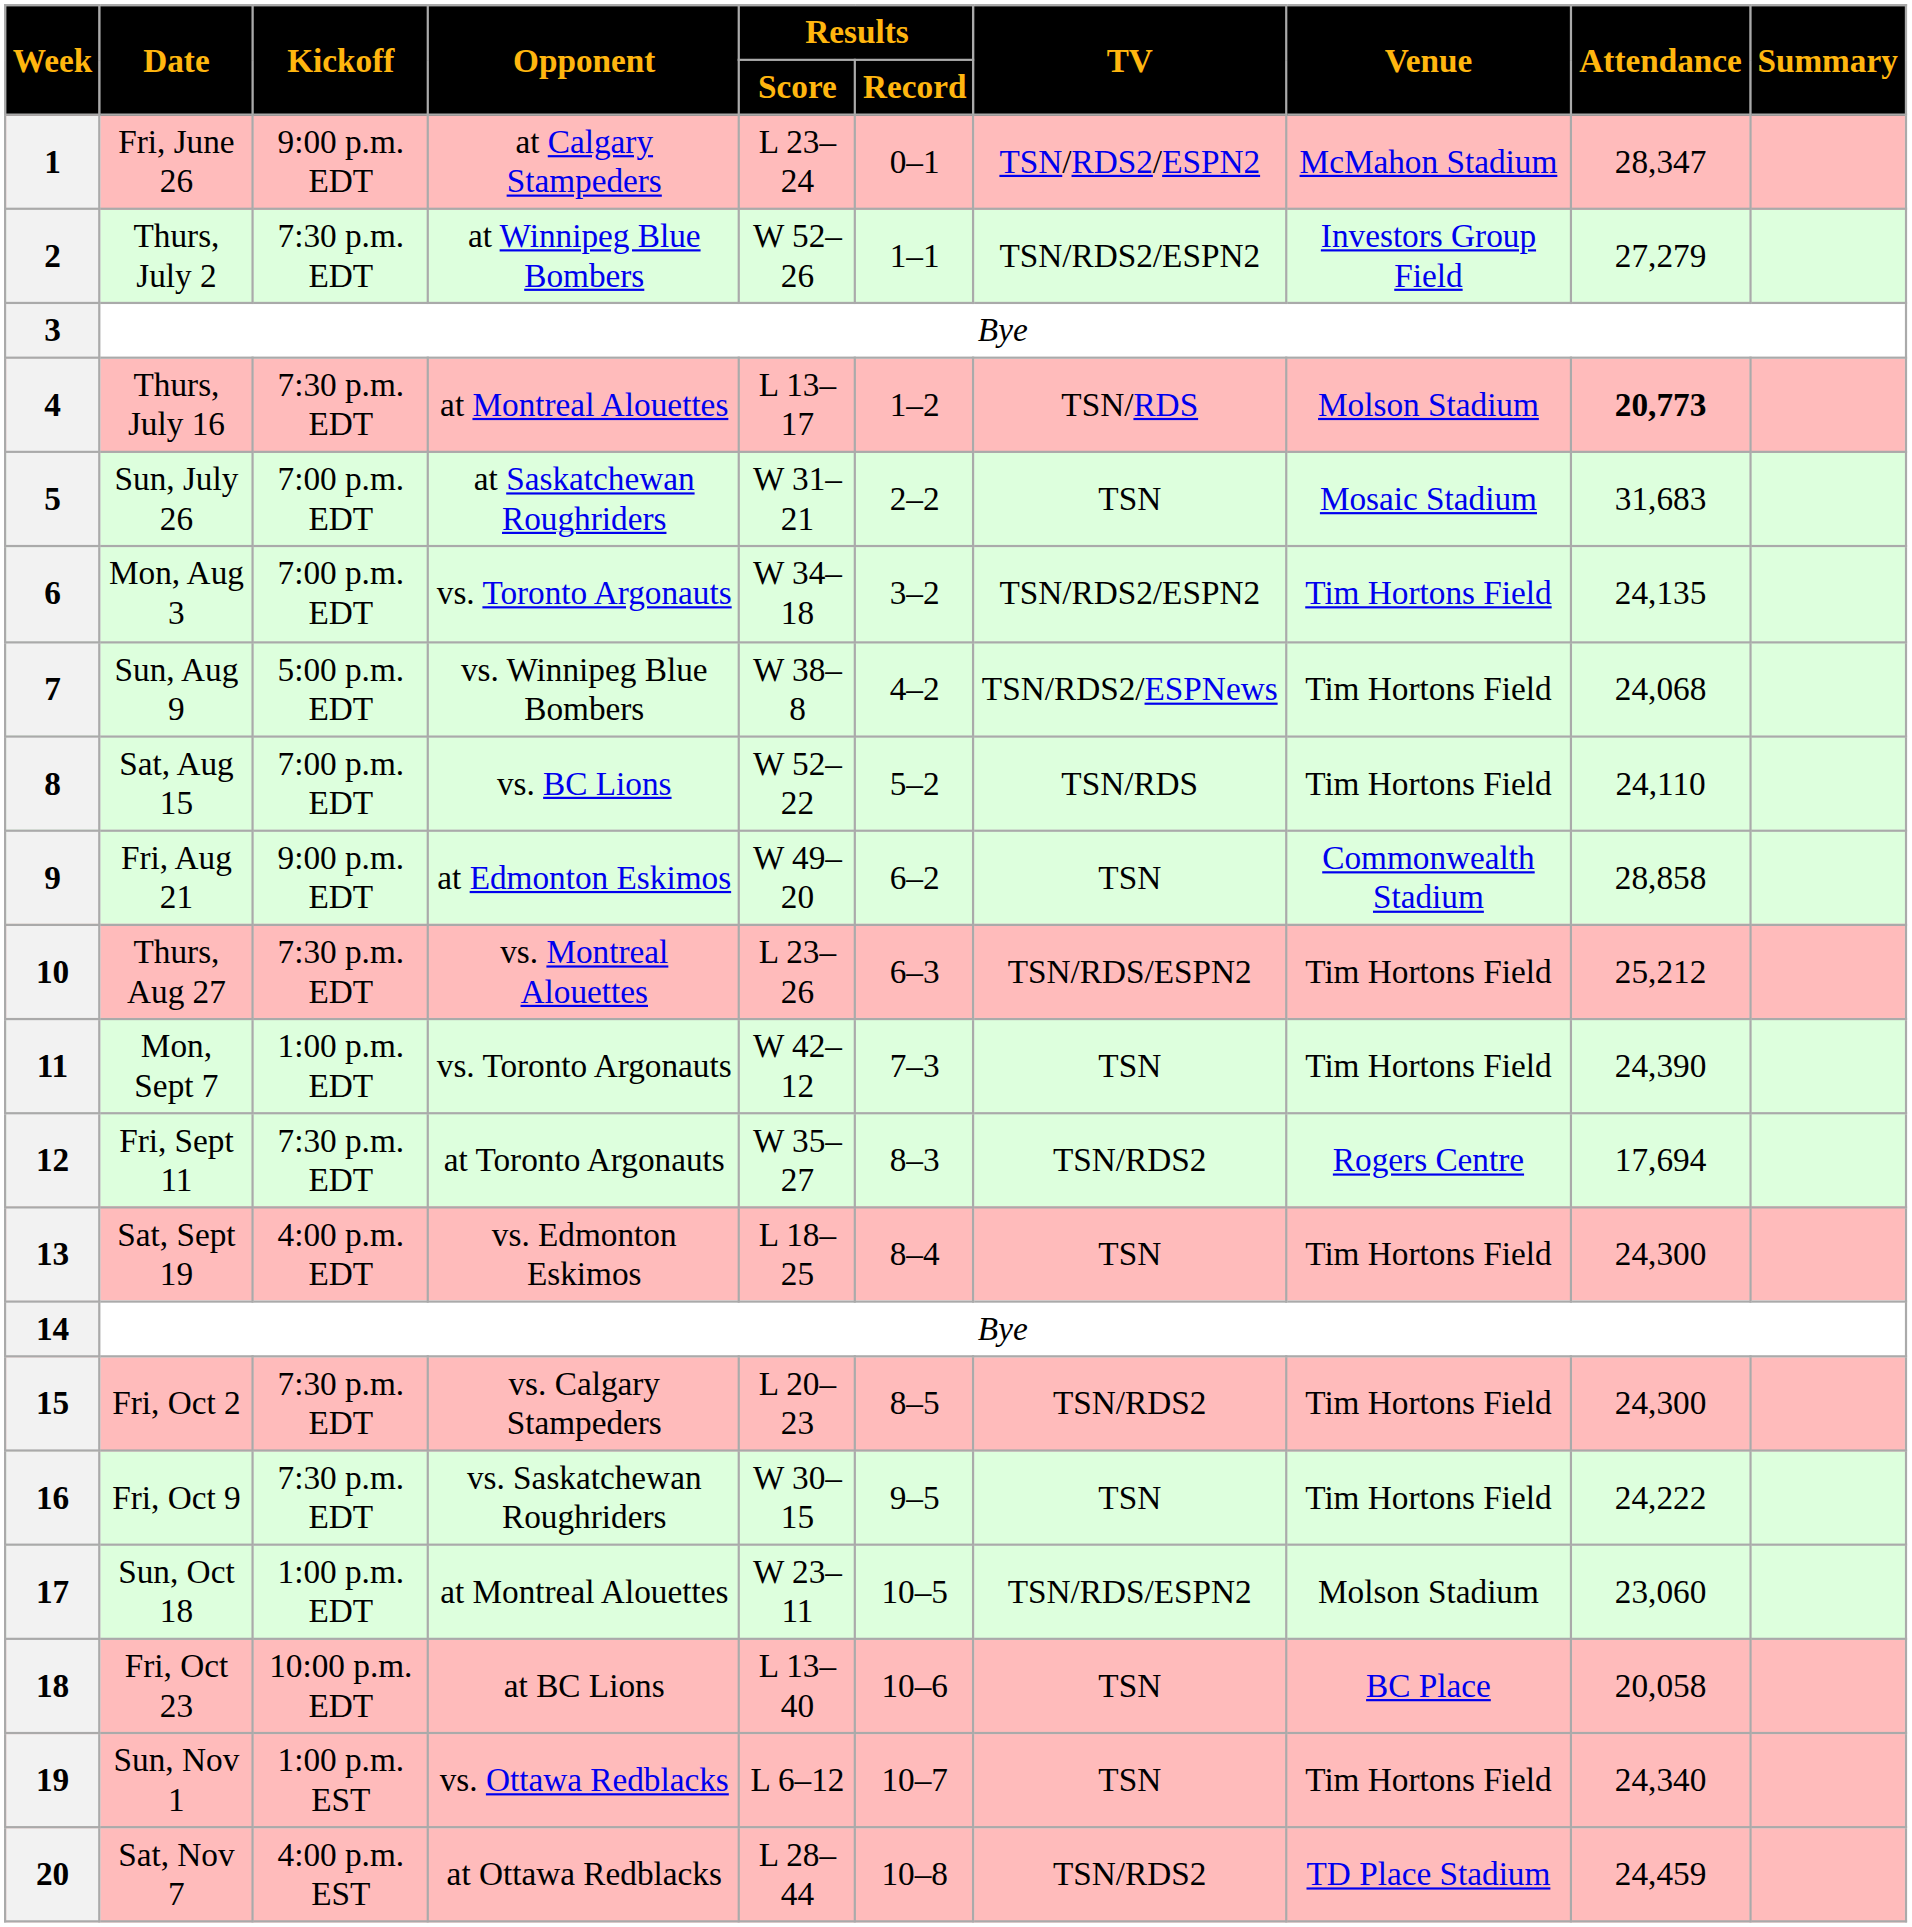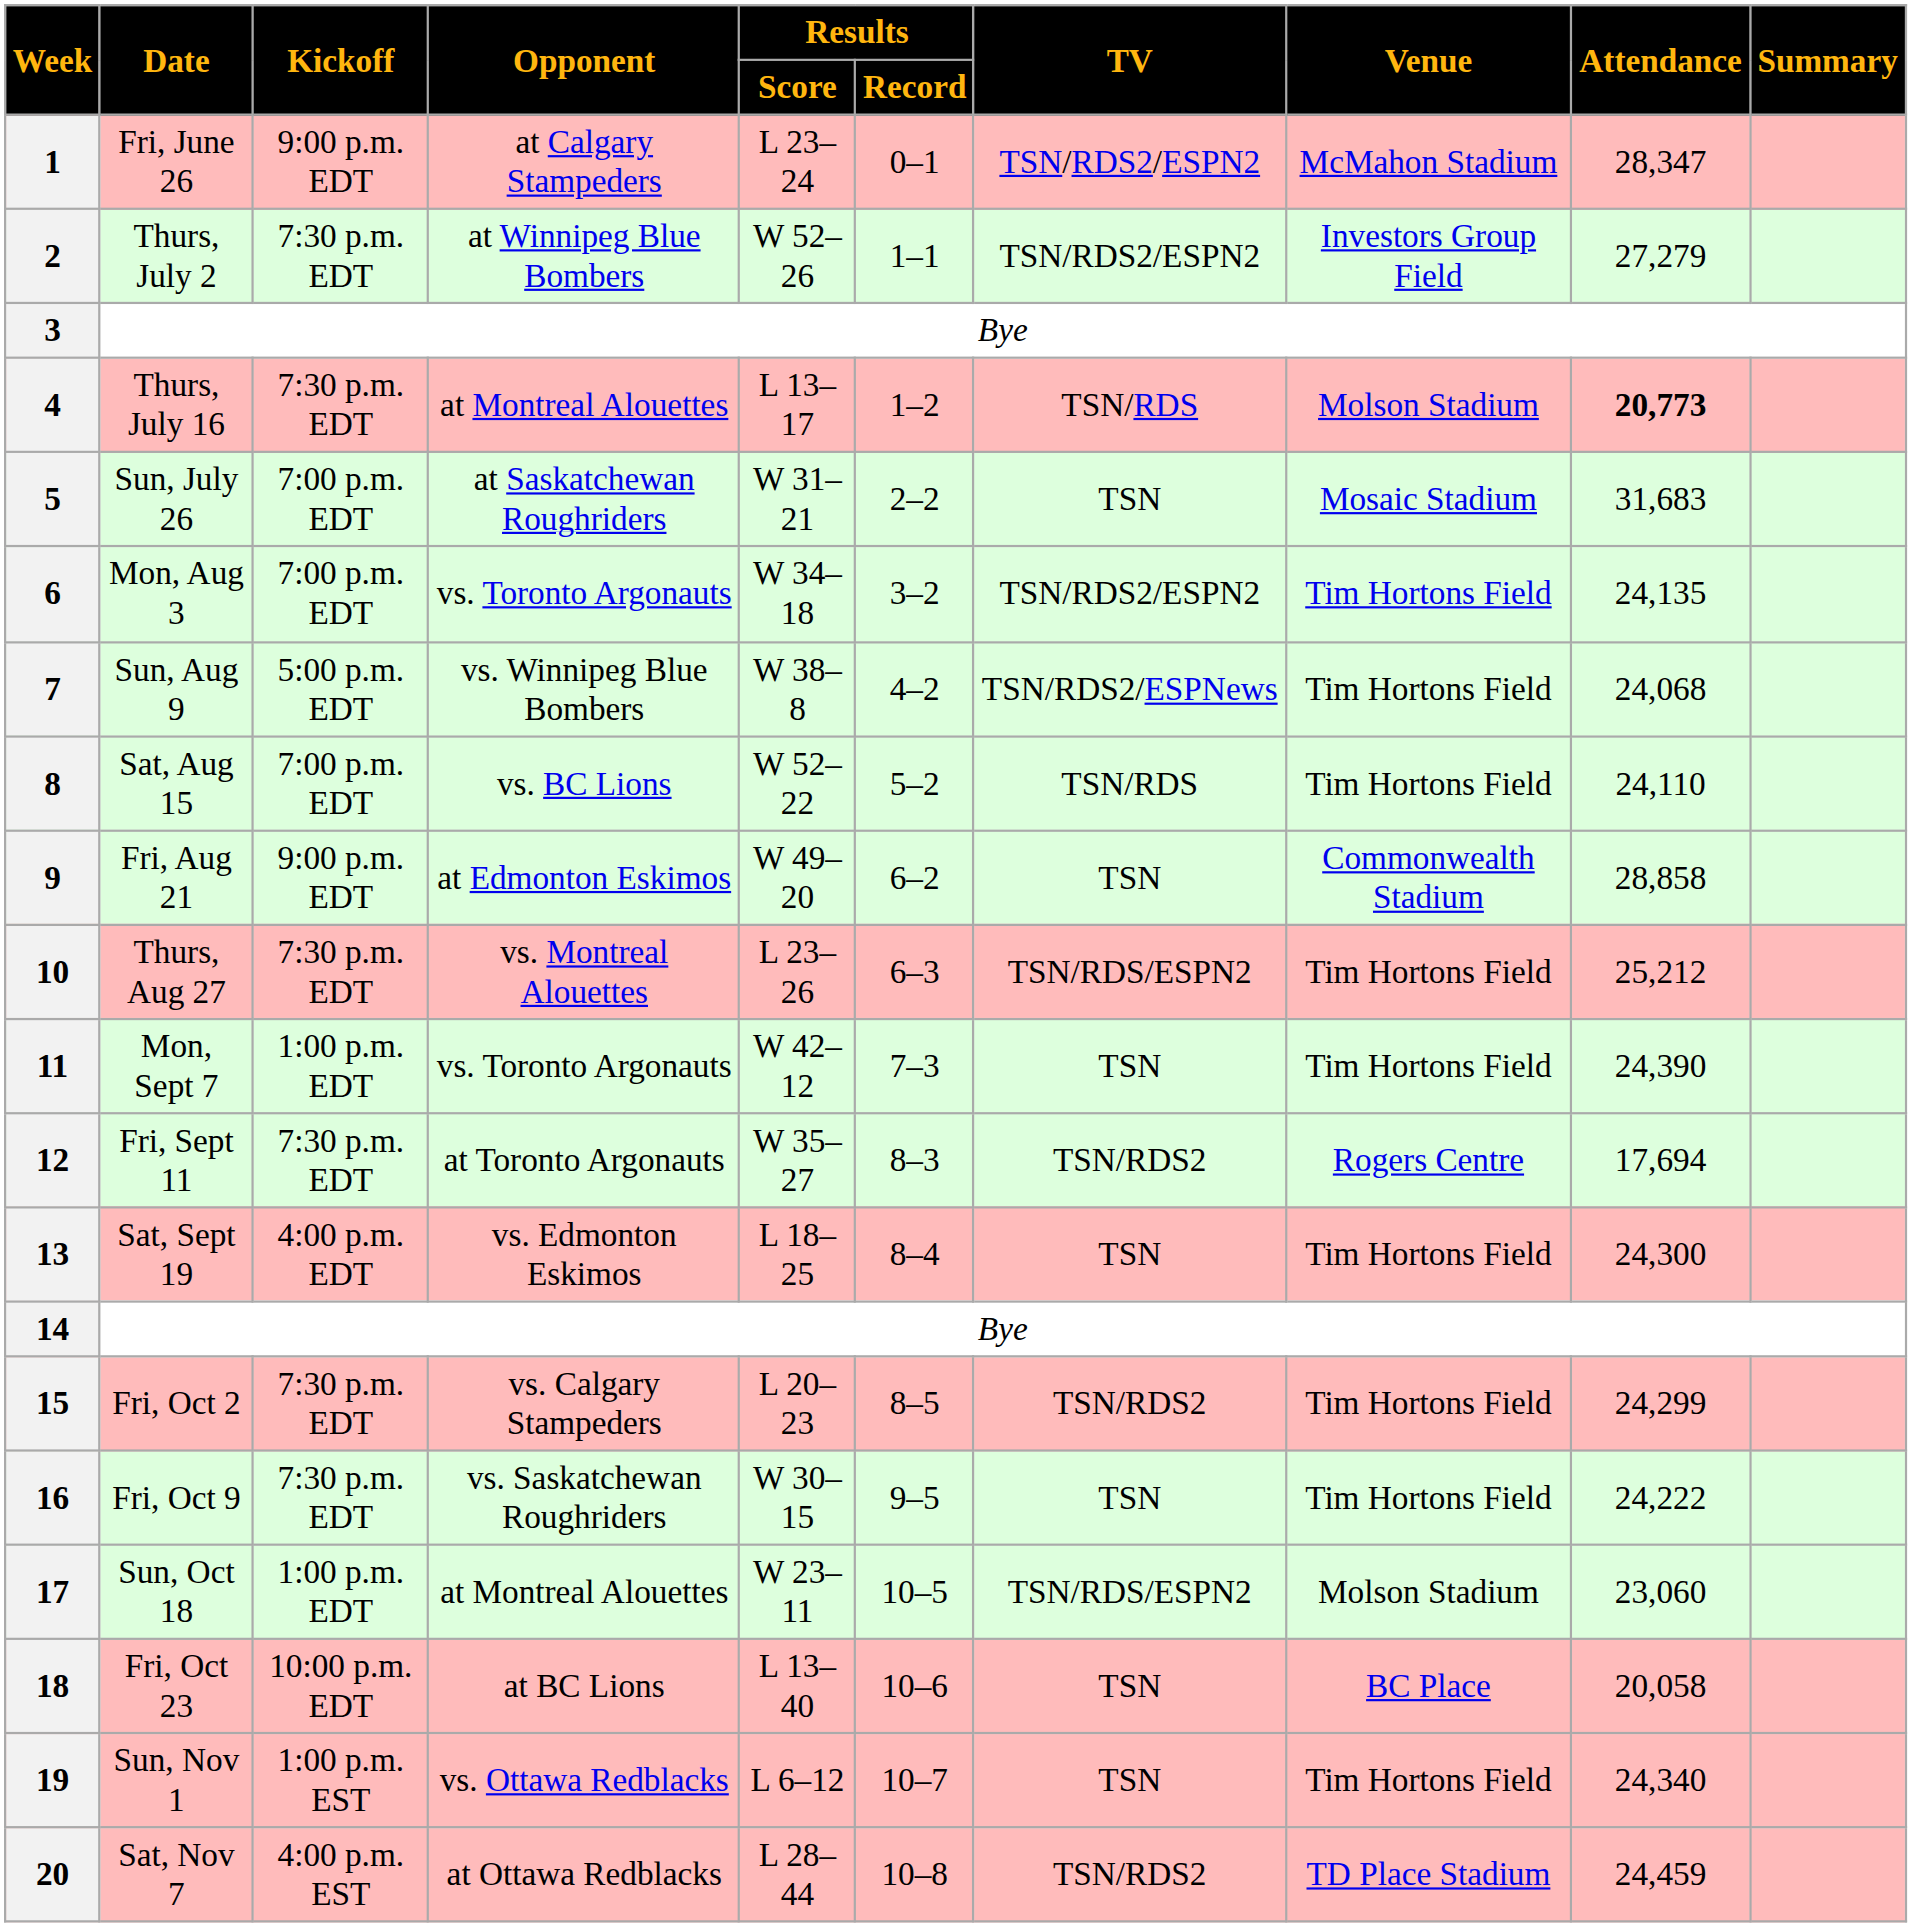(1661, 1403) 24,300 -> (1661, 1403) 24,299
